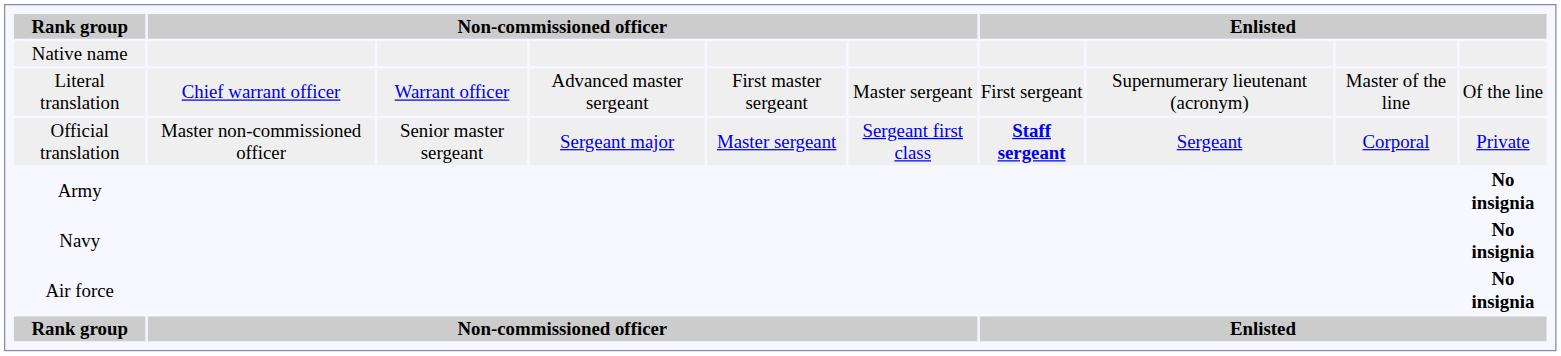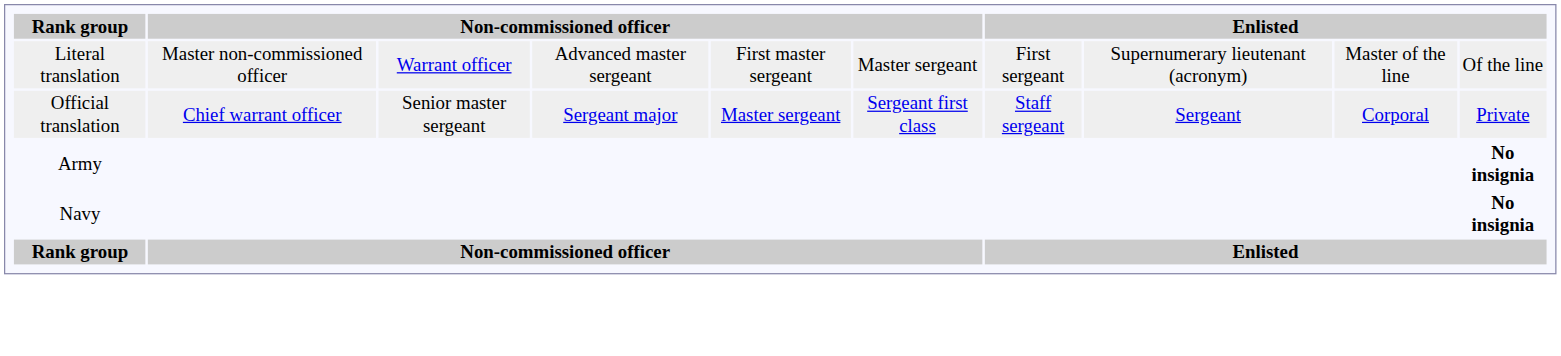- row: (80, 53)
(261, 91) Chief warrant officer -> (262, 64) Master non-commissioned officer
(261, 141) Master non-commissioned officer -> (262, 114) Chief warrant officer
(1032, 141) bold -> (1033, 114) normal
- row: (80, 290)
